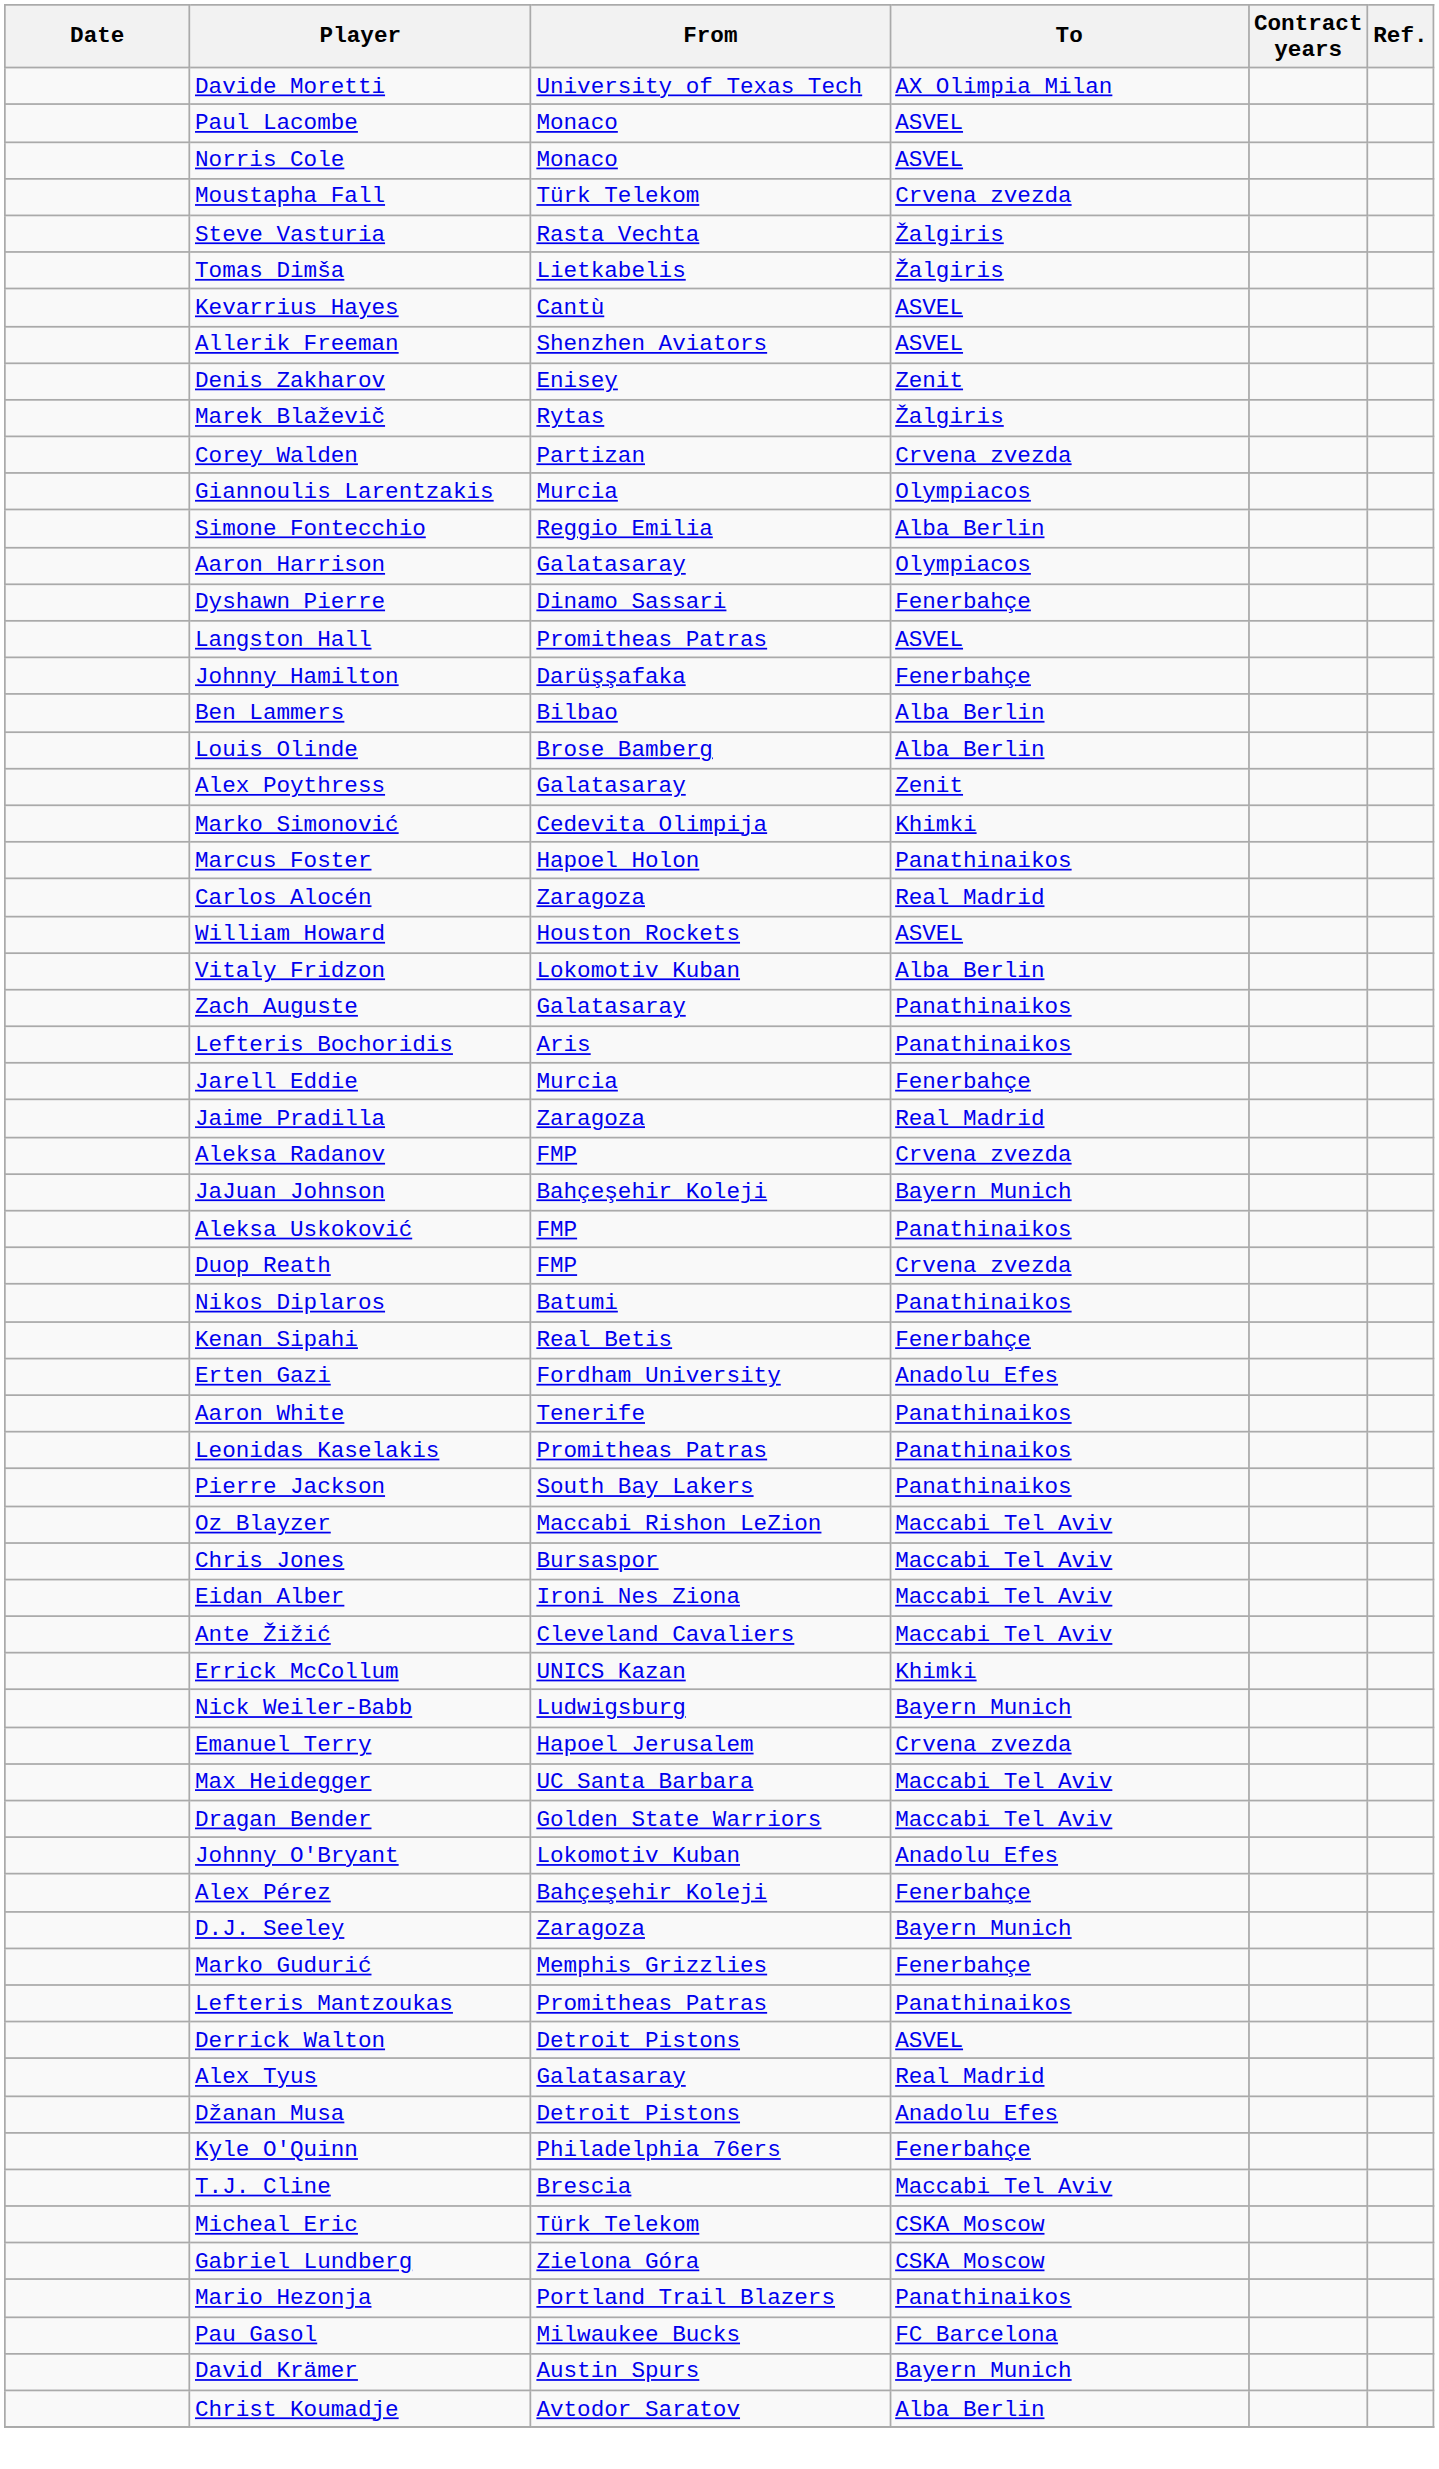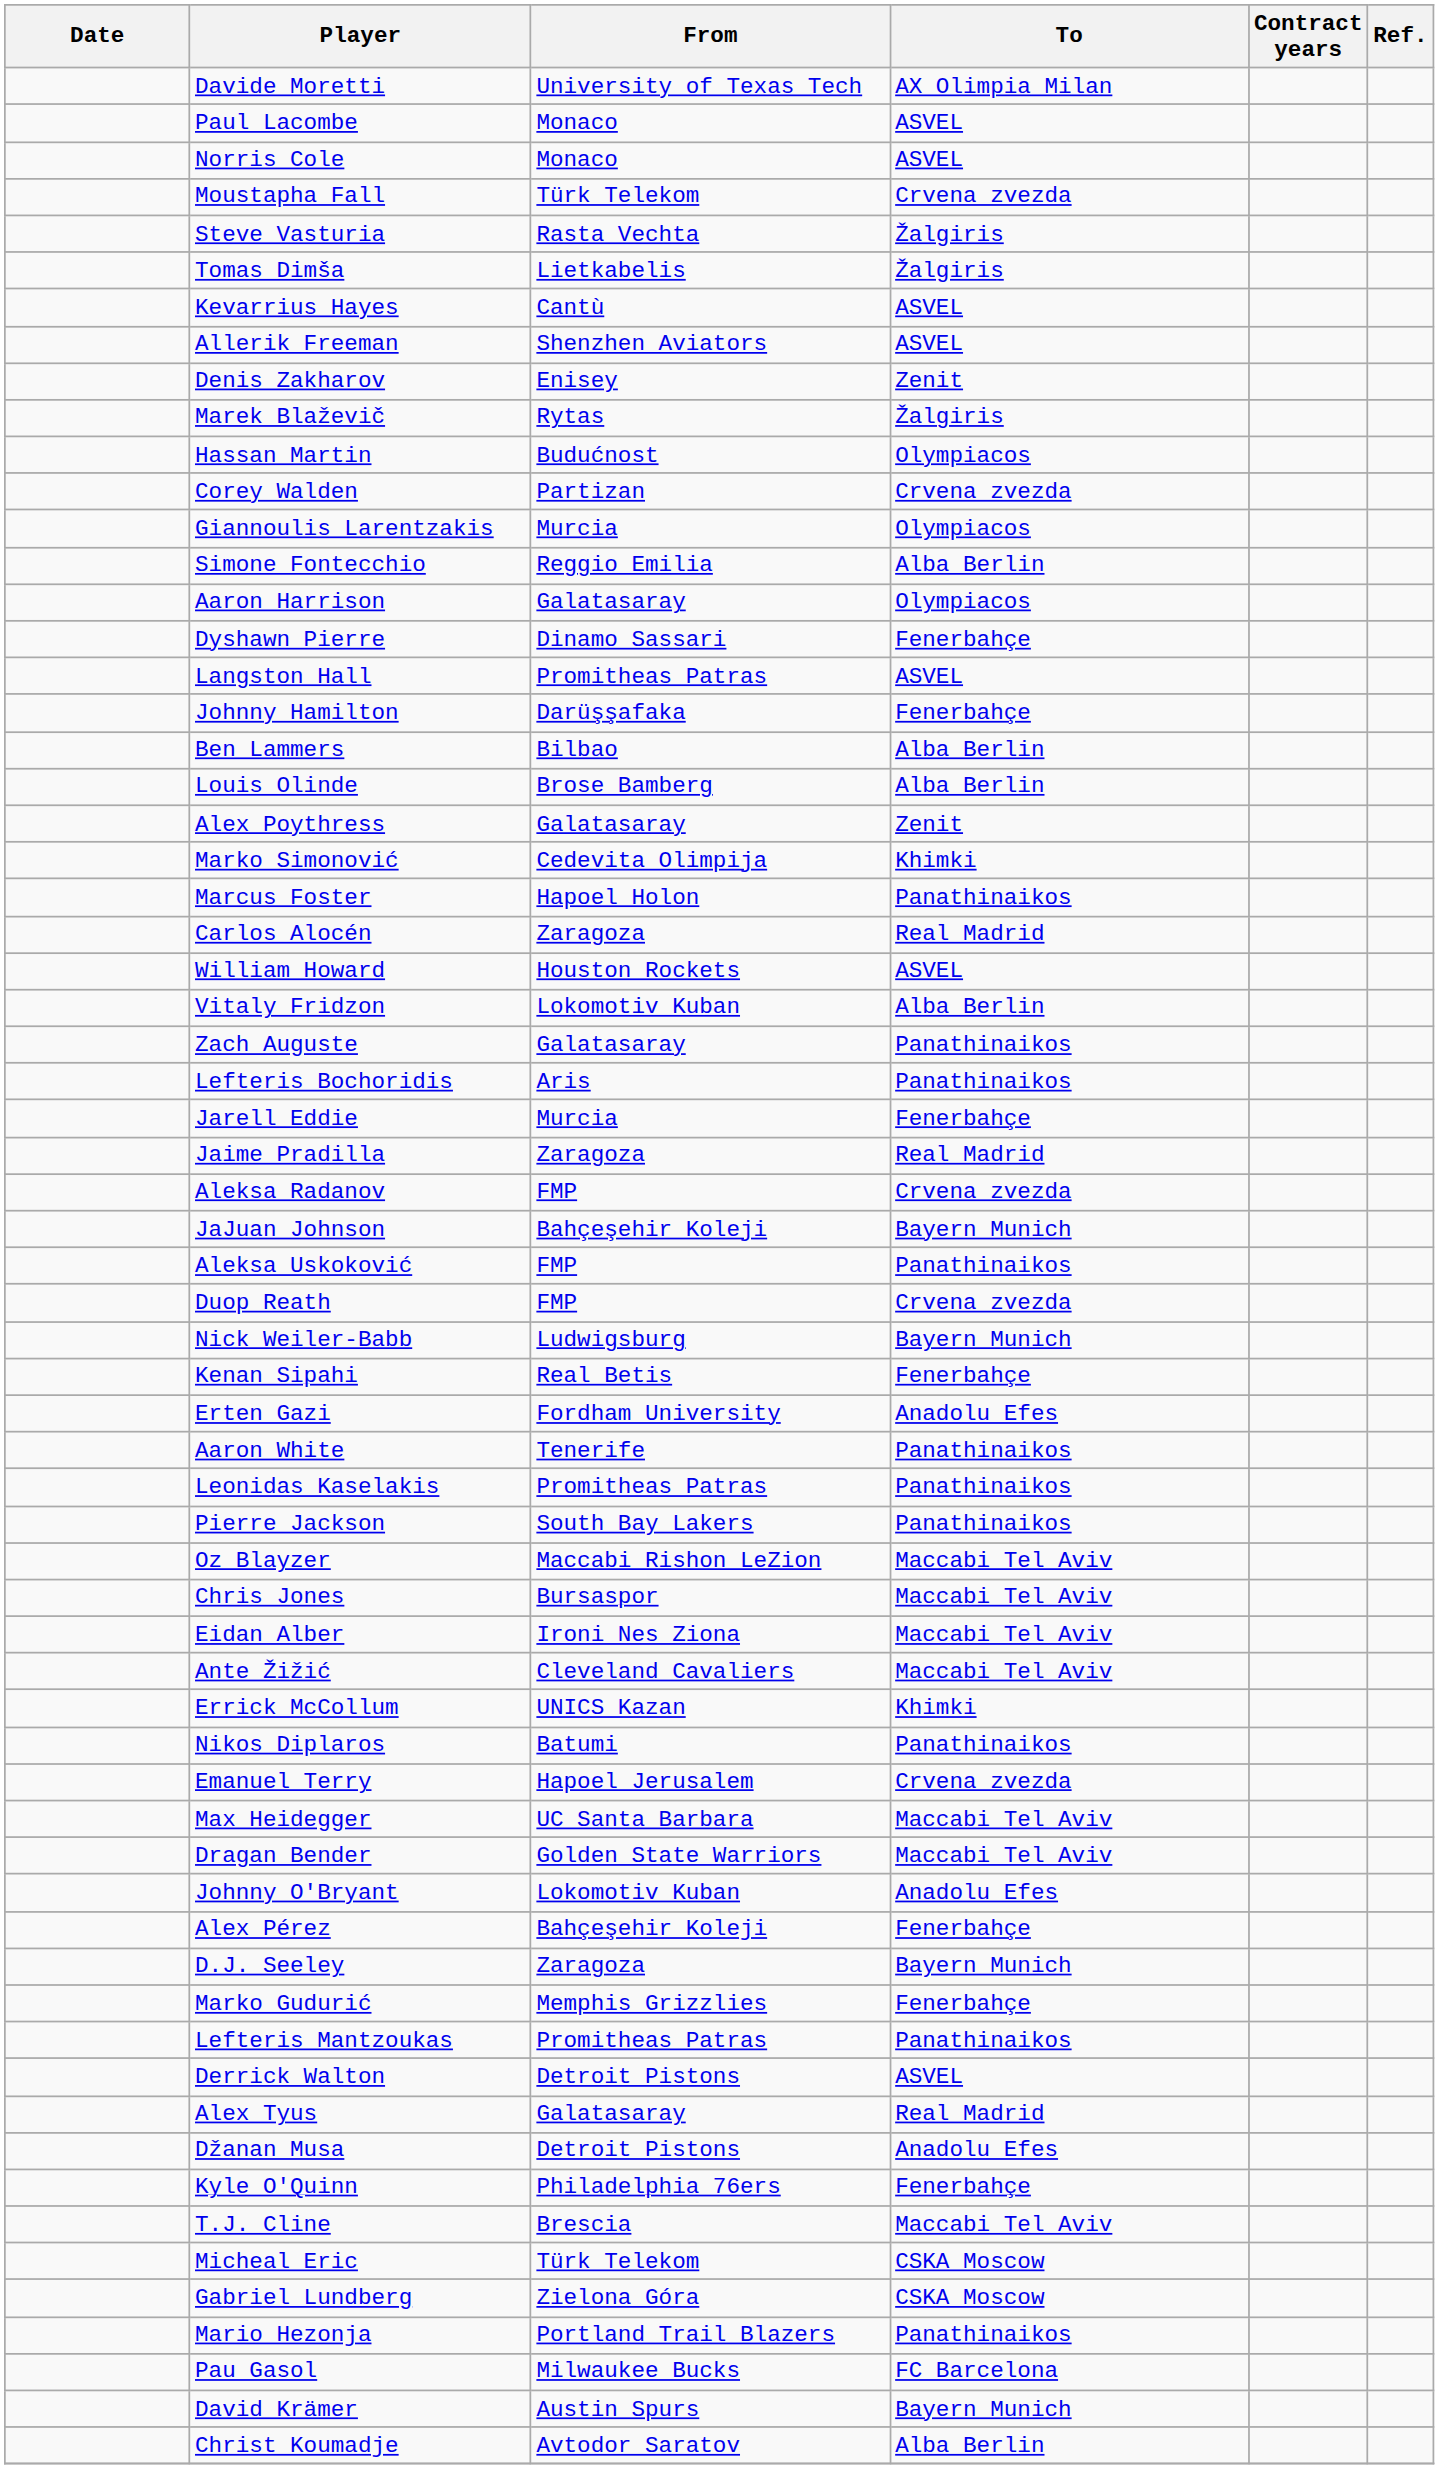+ row: (283, 455)
rows swapped: (304, 1708) <-> (290, 1303)
